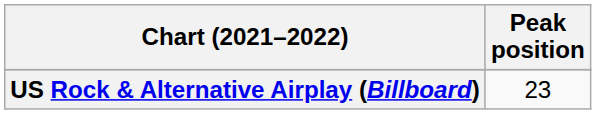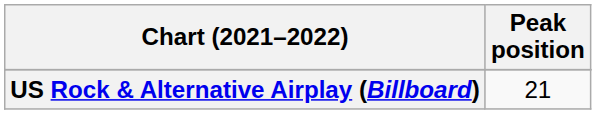(538, 89) 23 -> (538, 89) 21
